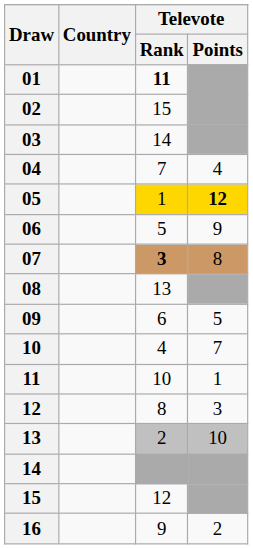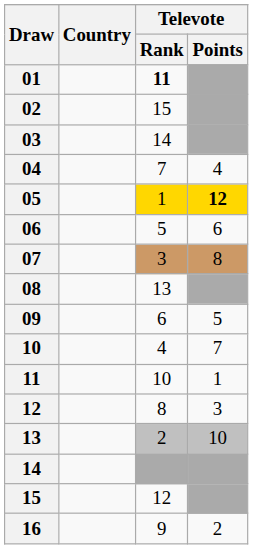(218, 229) 9 -> (218, 229) 6
(162, 259) bold -> (162, 259) normal
